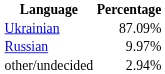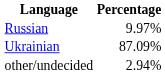rows swapped: (32, 28) <-> (26, 47)
